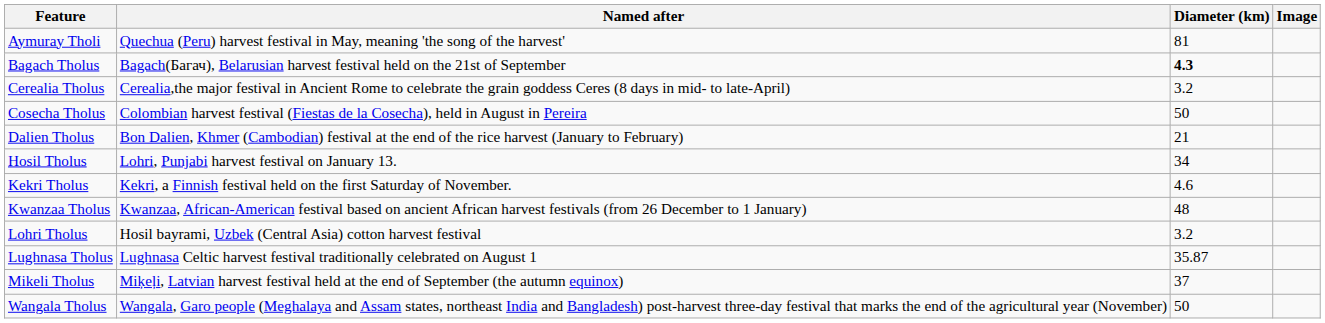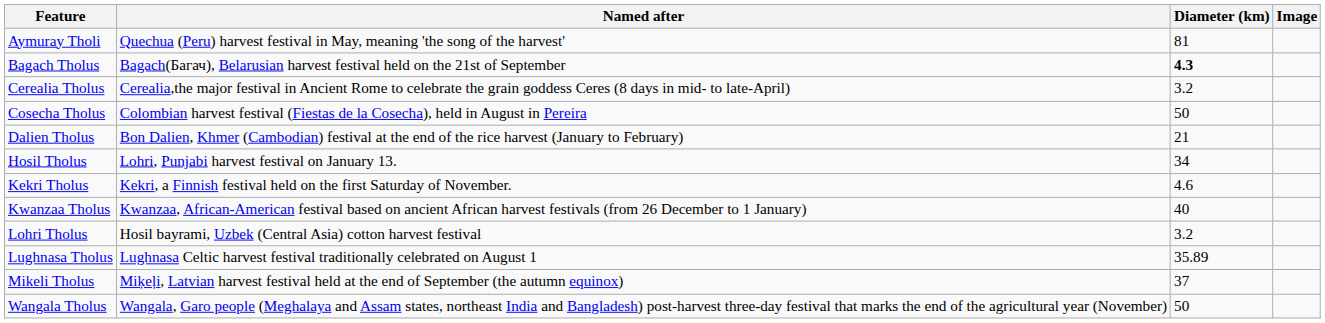(1182, 209) 48 -> (1182, 209) 40
(1191, 257) 35.87 -> (1191, 257) 35.89
